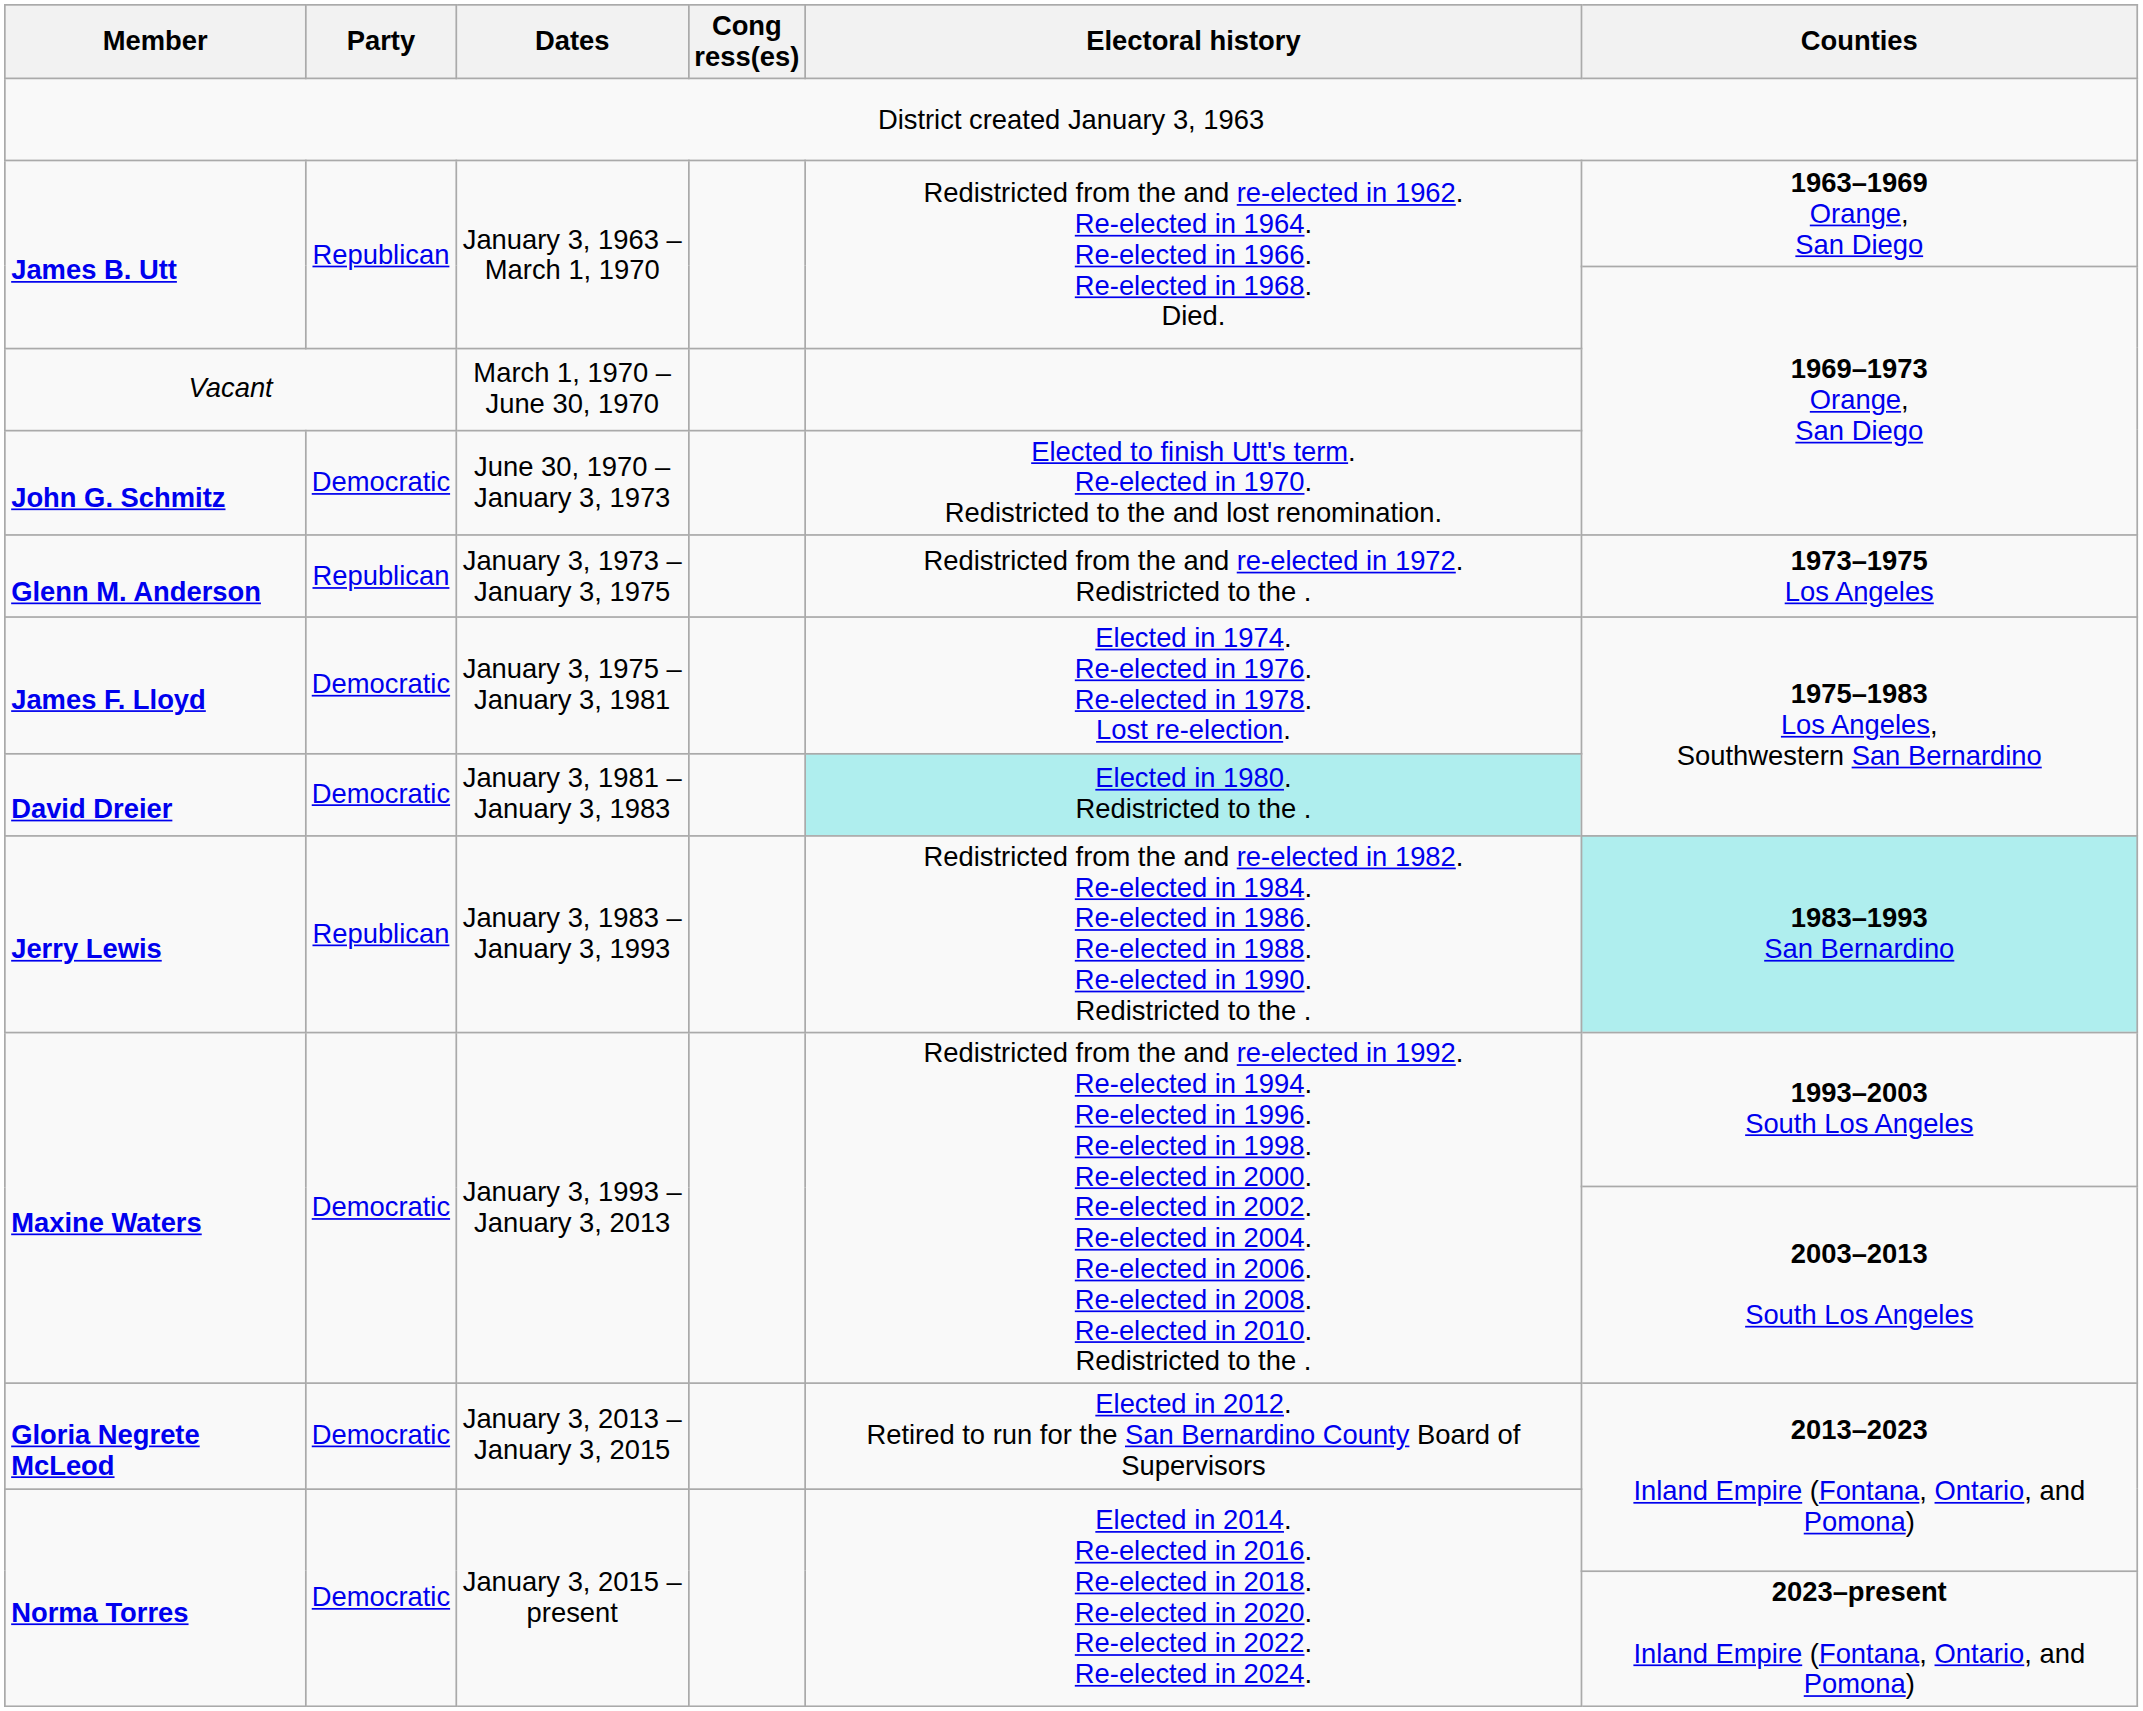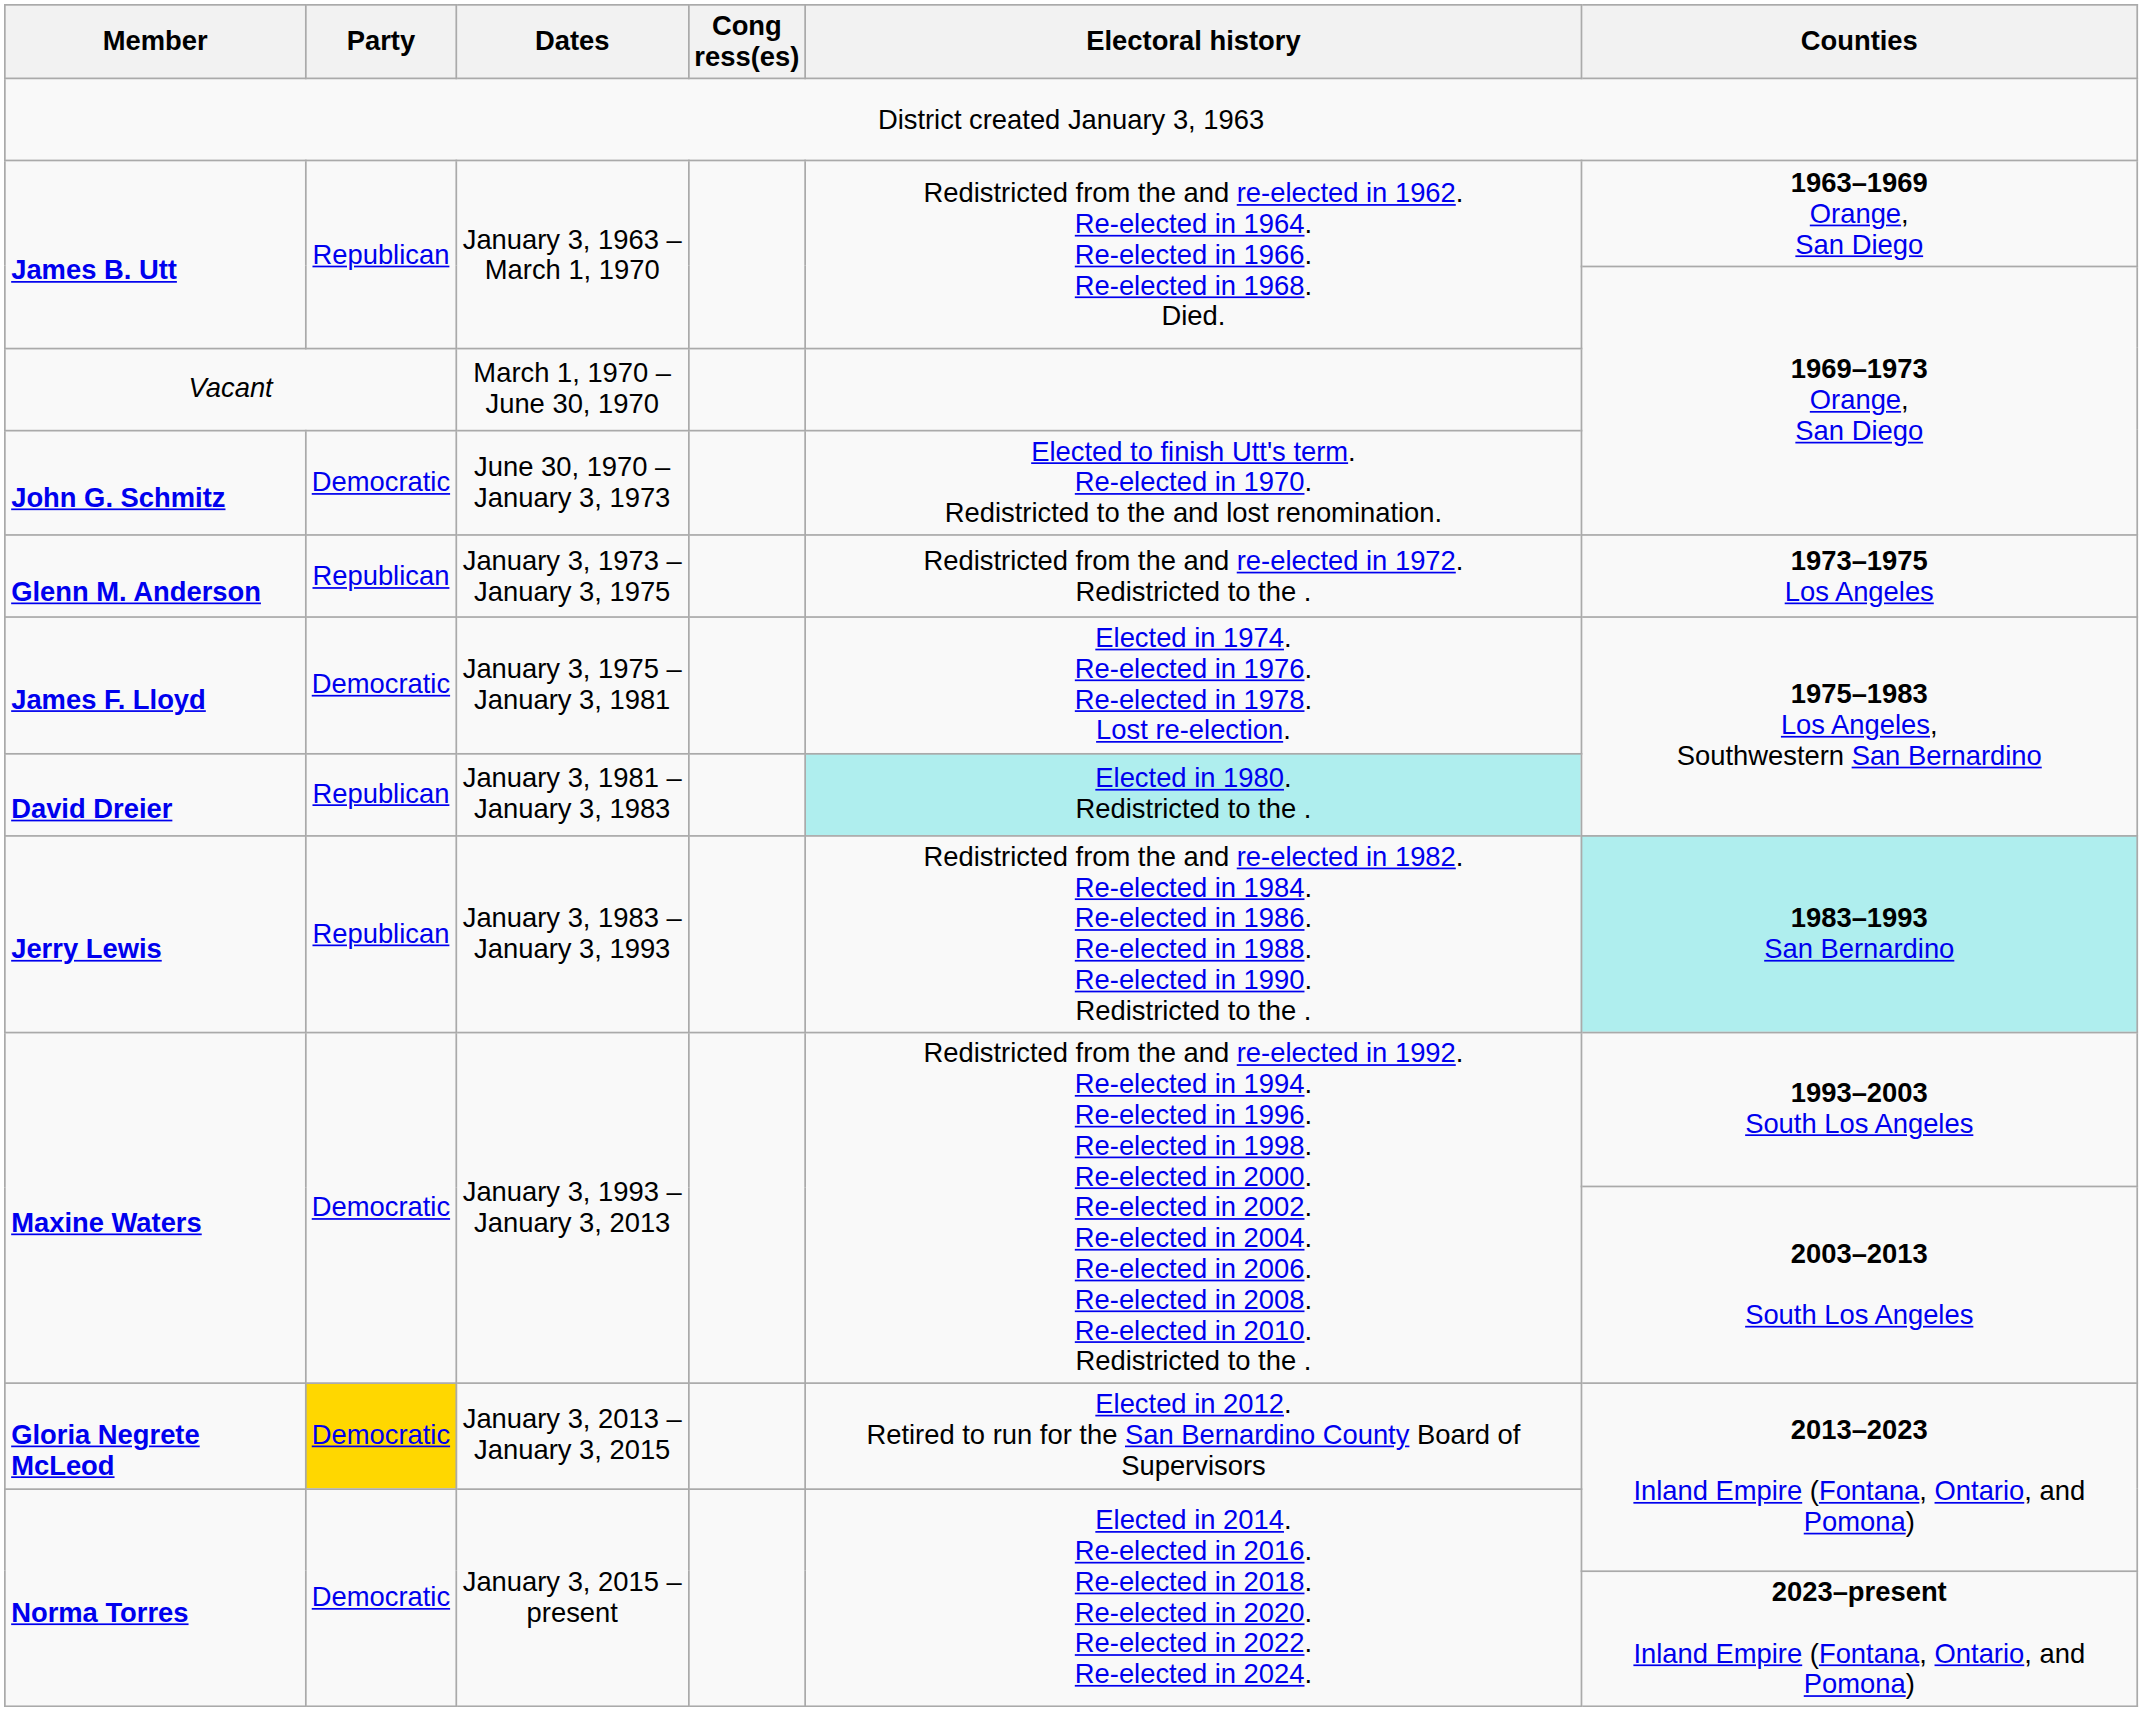(381, 793) Democratic -> (381, 793) Republican
(381, 1435) no background -> (381, 1435) gold background
